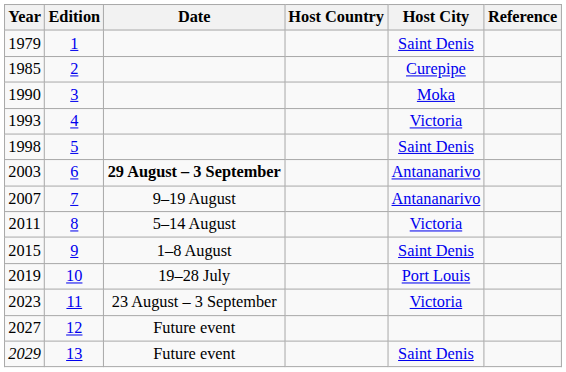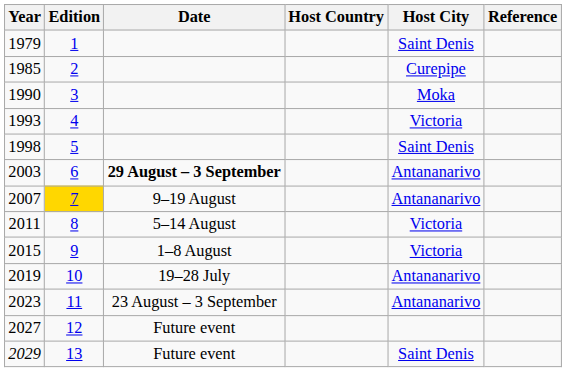(74, 198) no background -> (74, 198) gold background
(436, 250) Saint Denis -> (436, 250) Victoria
(436, 276) Port Louis -> (436, 276) Antananarivo
(436, 302) Victoria -> (436, 302) Antananarivo
